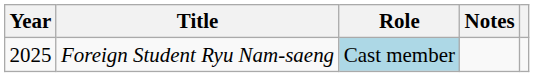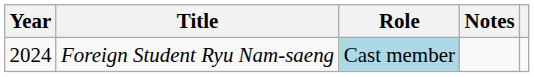(30, 54) 2025 -> (30, 54) 2024
